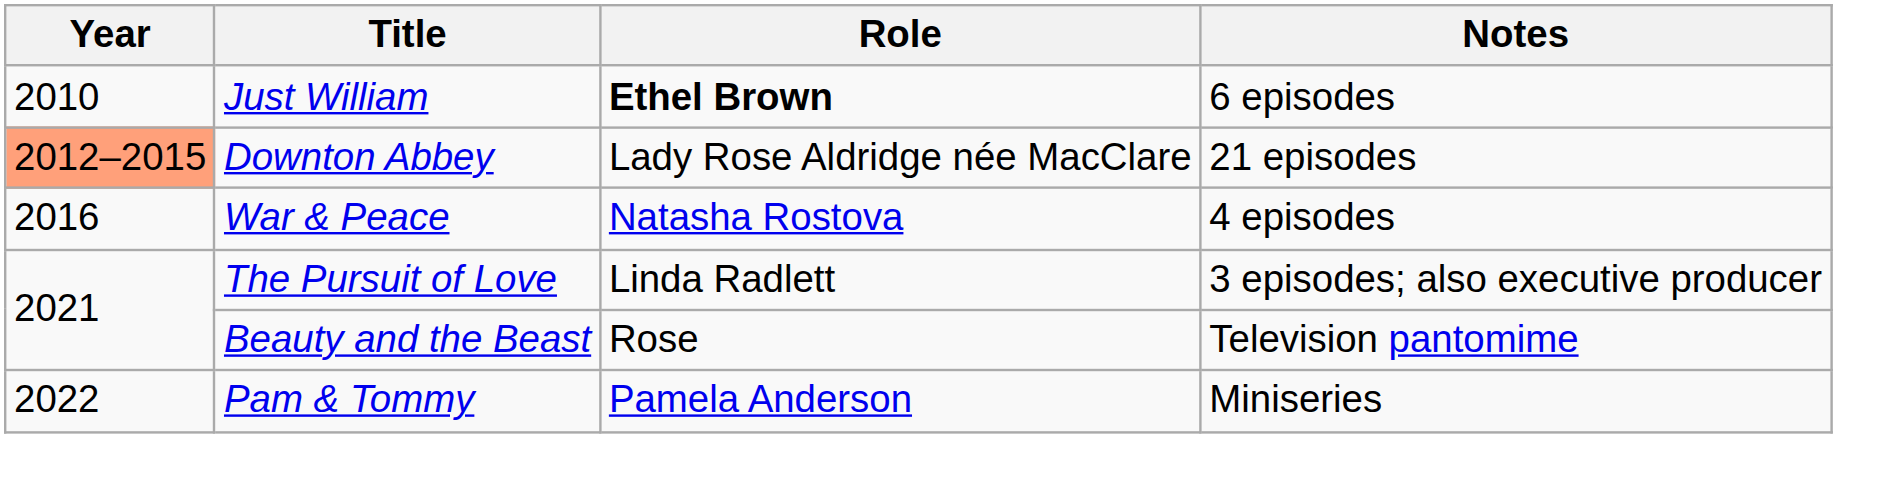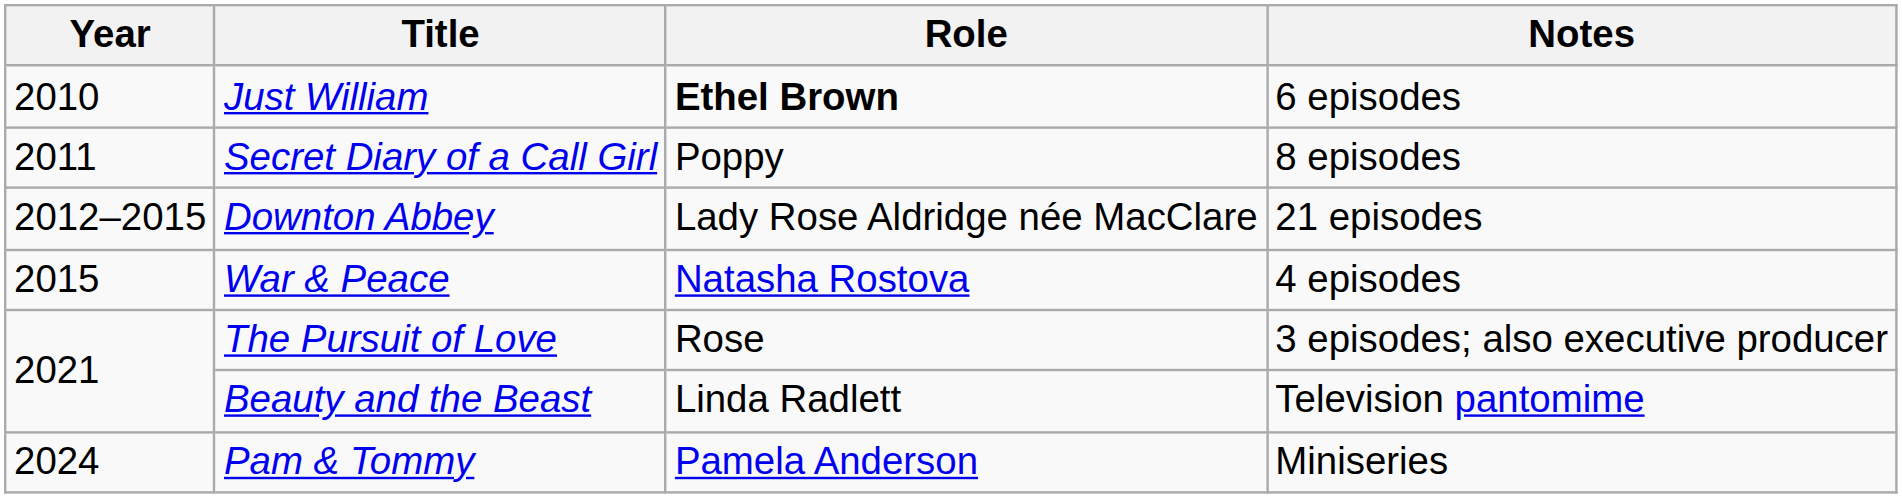+ row: (441, 156)
(110, 156) lightsalmon background -> (110, 217) no background
(57, 217) 2016 -> (57, 278) 2015
(722, 278) Linda Radlett -> (720, 339) Rose
(654, 339) Rose -> (788, 400) Linda Radlett
(57, 400) 2022 -> (57, 461) 2024
